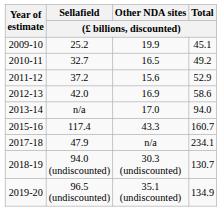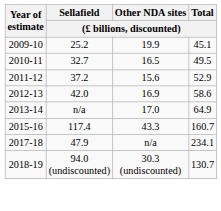(203, 61) 49.2 -> (203, 61) 49.5
(203, 110) 94.0 -> (203, 110) 64.9
- row: (26, 192)
